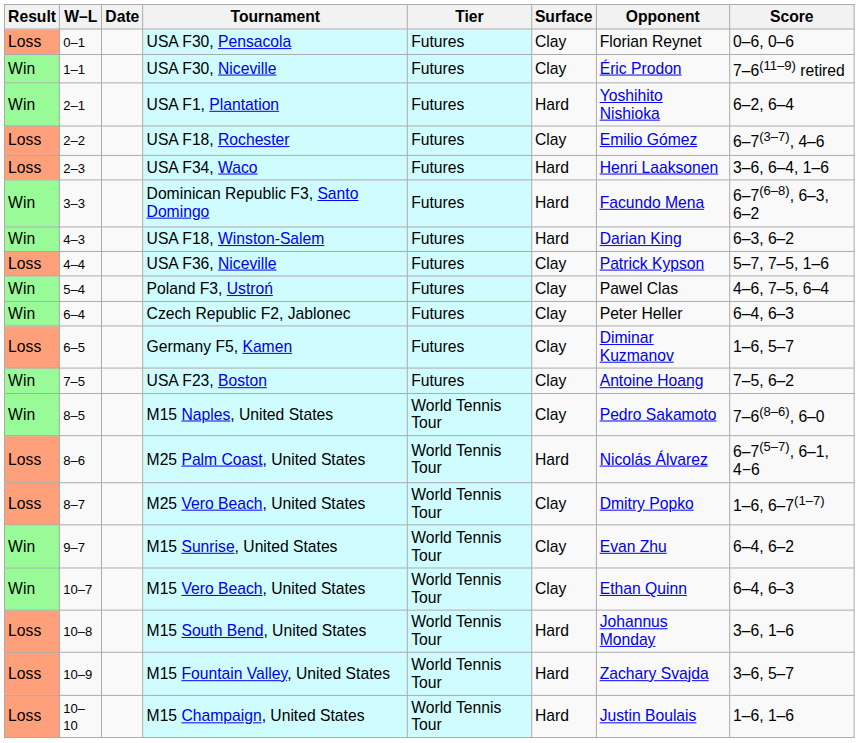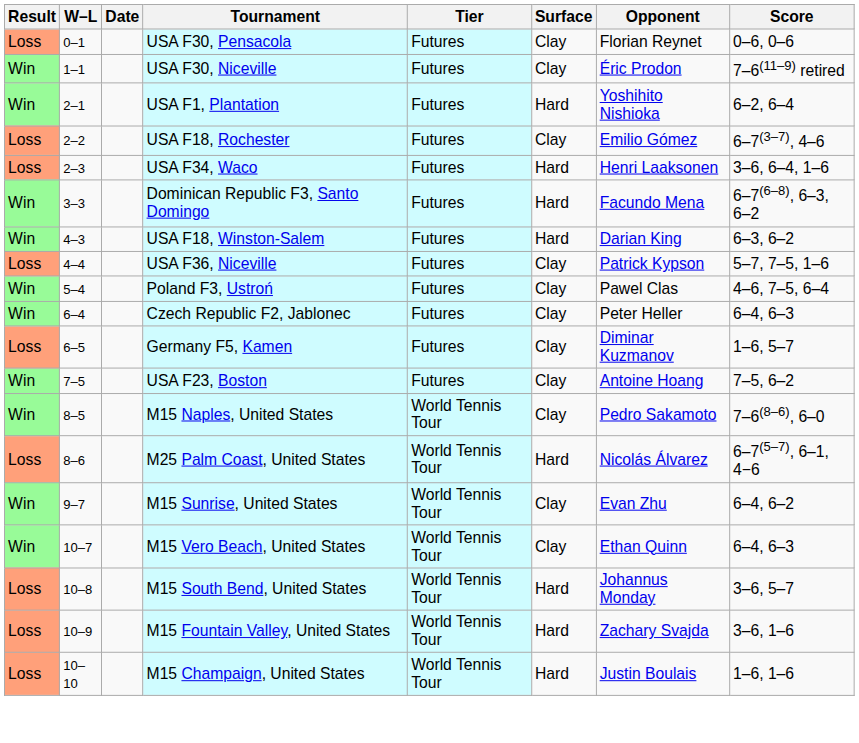- row: (256, 503)
(764, 631) 3–6, 1–6 -> (764, 588) 3–6, 5–7
(764, 673) 3–6, 5–7 -> (764, 631) 3–6, 1–6
